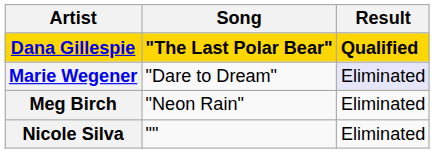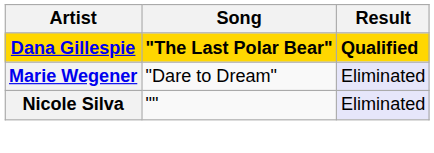- row: (73, 104)
(383, 133) no background -> (383, 104) lavender background
